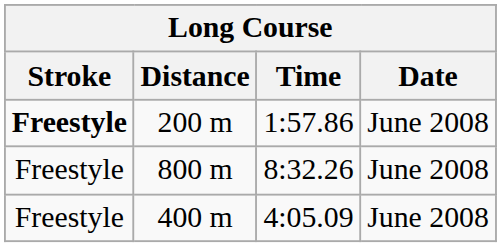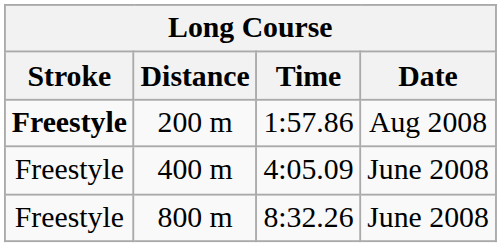(428, 122) June 2008 -> (428, 122) Aug 2008
rows swapped: (195, 216) <-> (195, 169)
